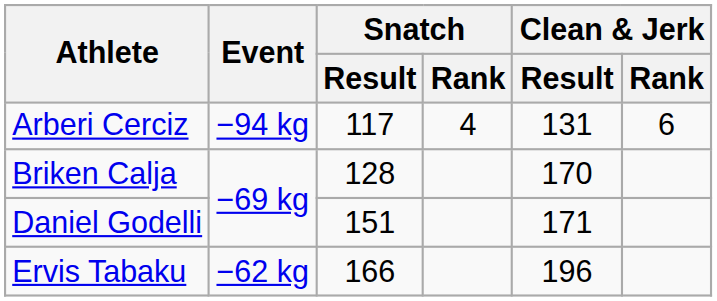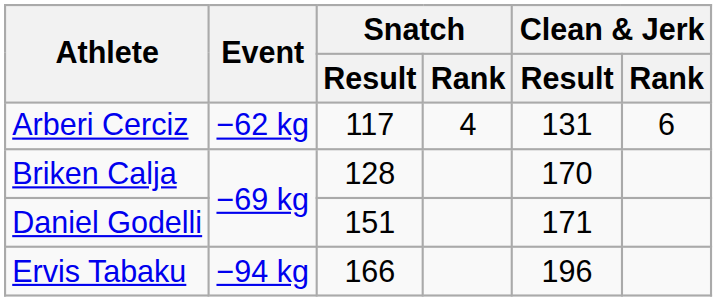(263, 126) −94 kg -> (263, 126) −62 kg
(263, 271) −62 kg -> (263, 271) −94 kg
